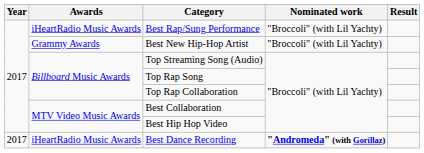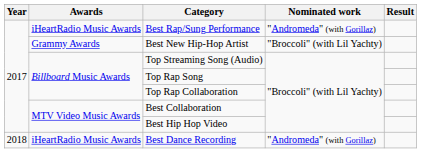(325, 28) "Broccoli" (with Lil Yachty) -> (322, 28) "Andromeda" (with Gorillaz)
(17, 140) 2017 -> (17, 140) 2018
(326, 140) bold -> (322, 140) normal
